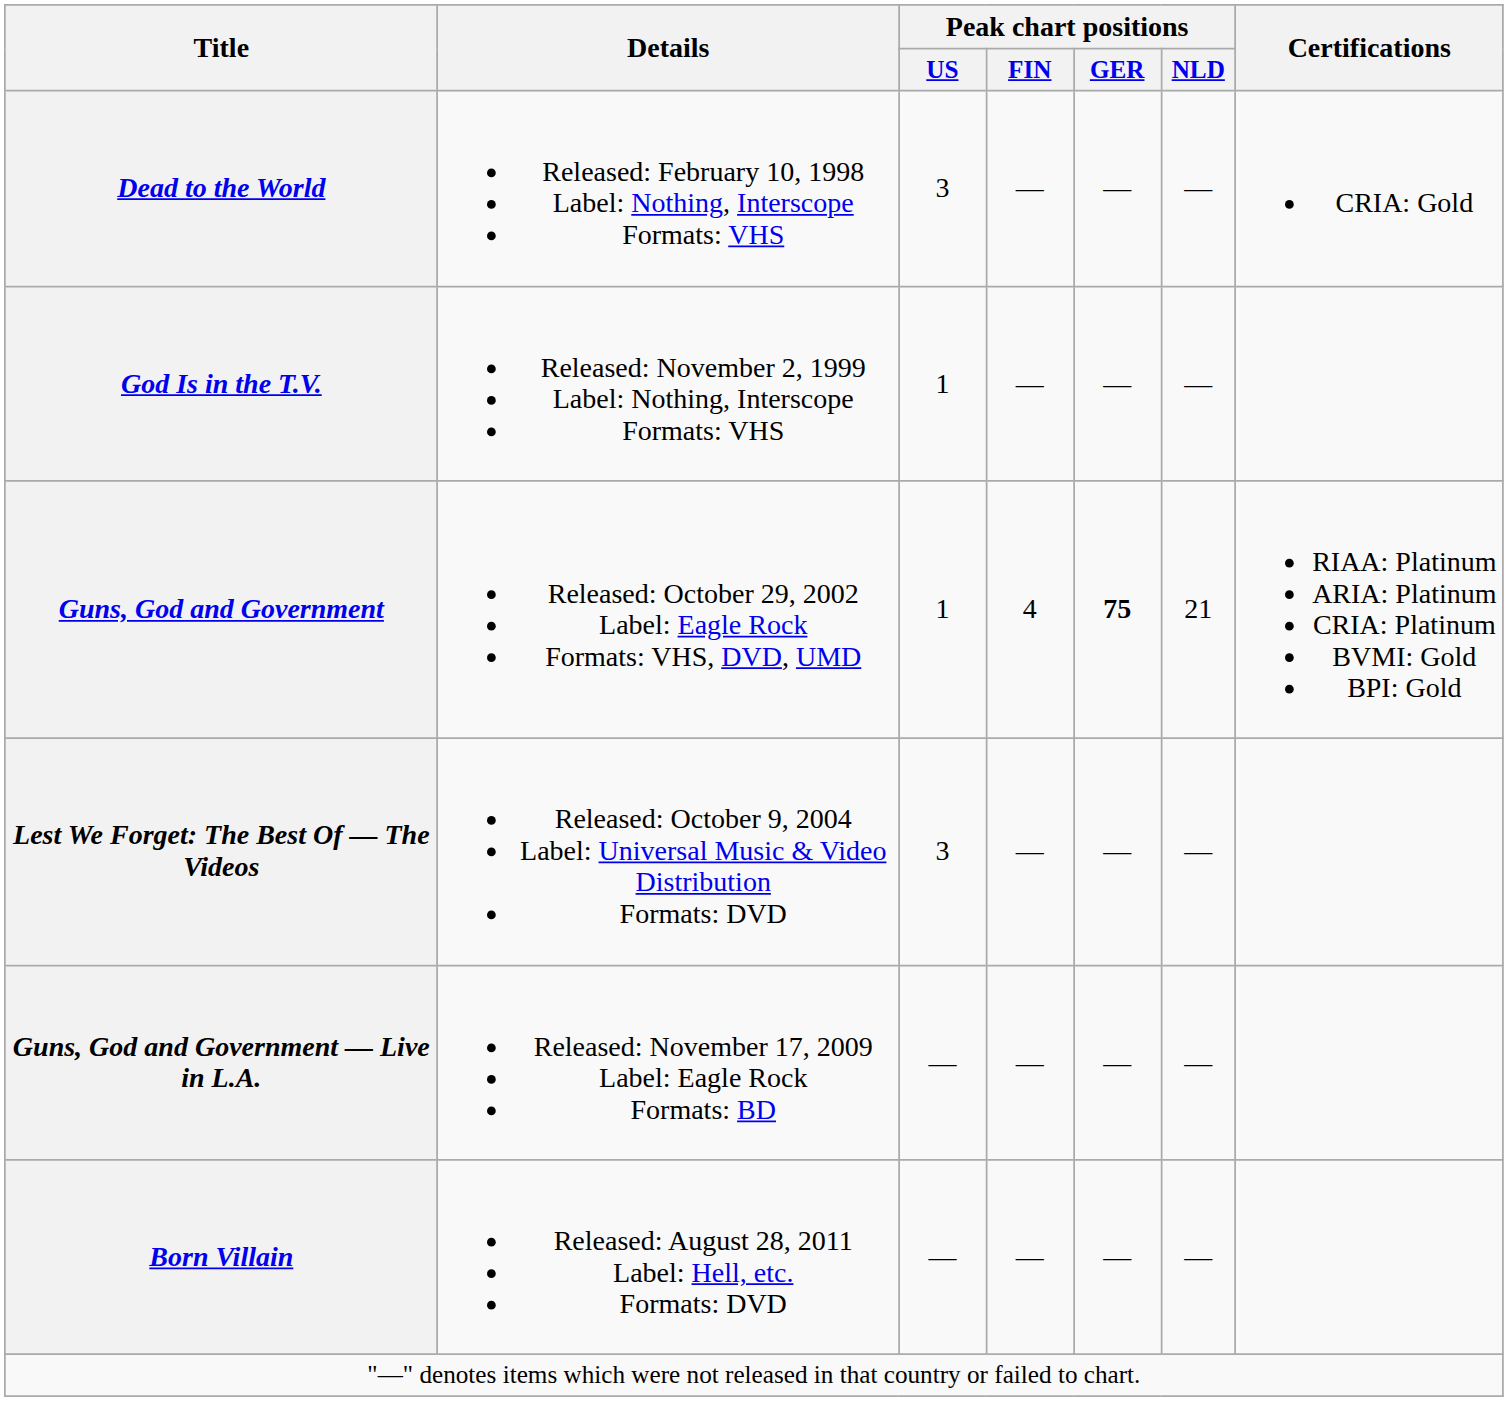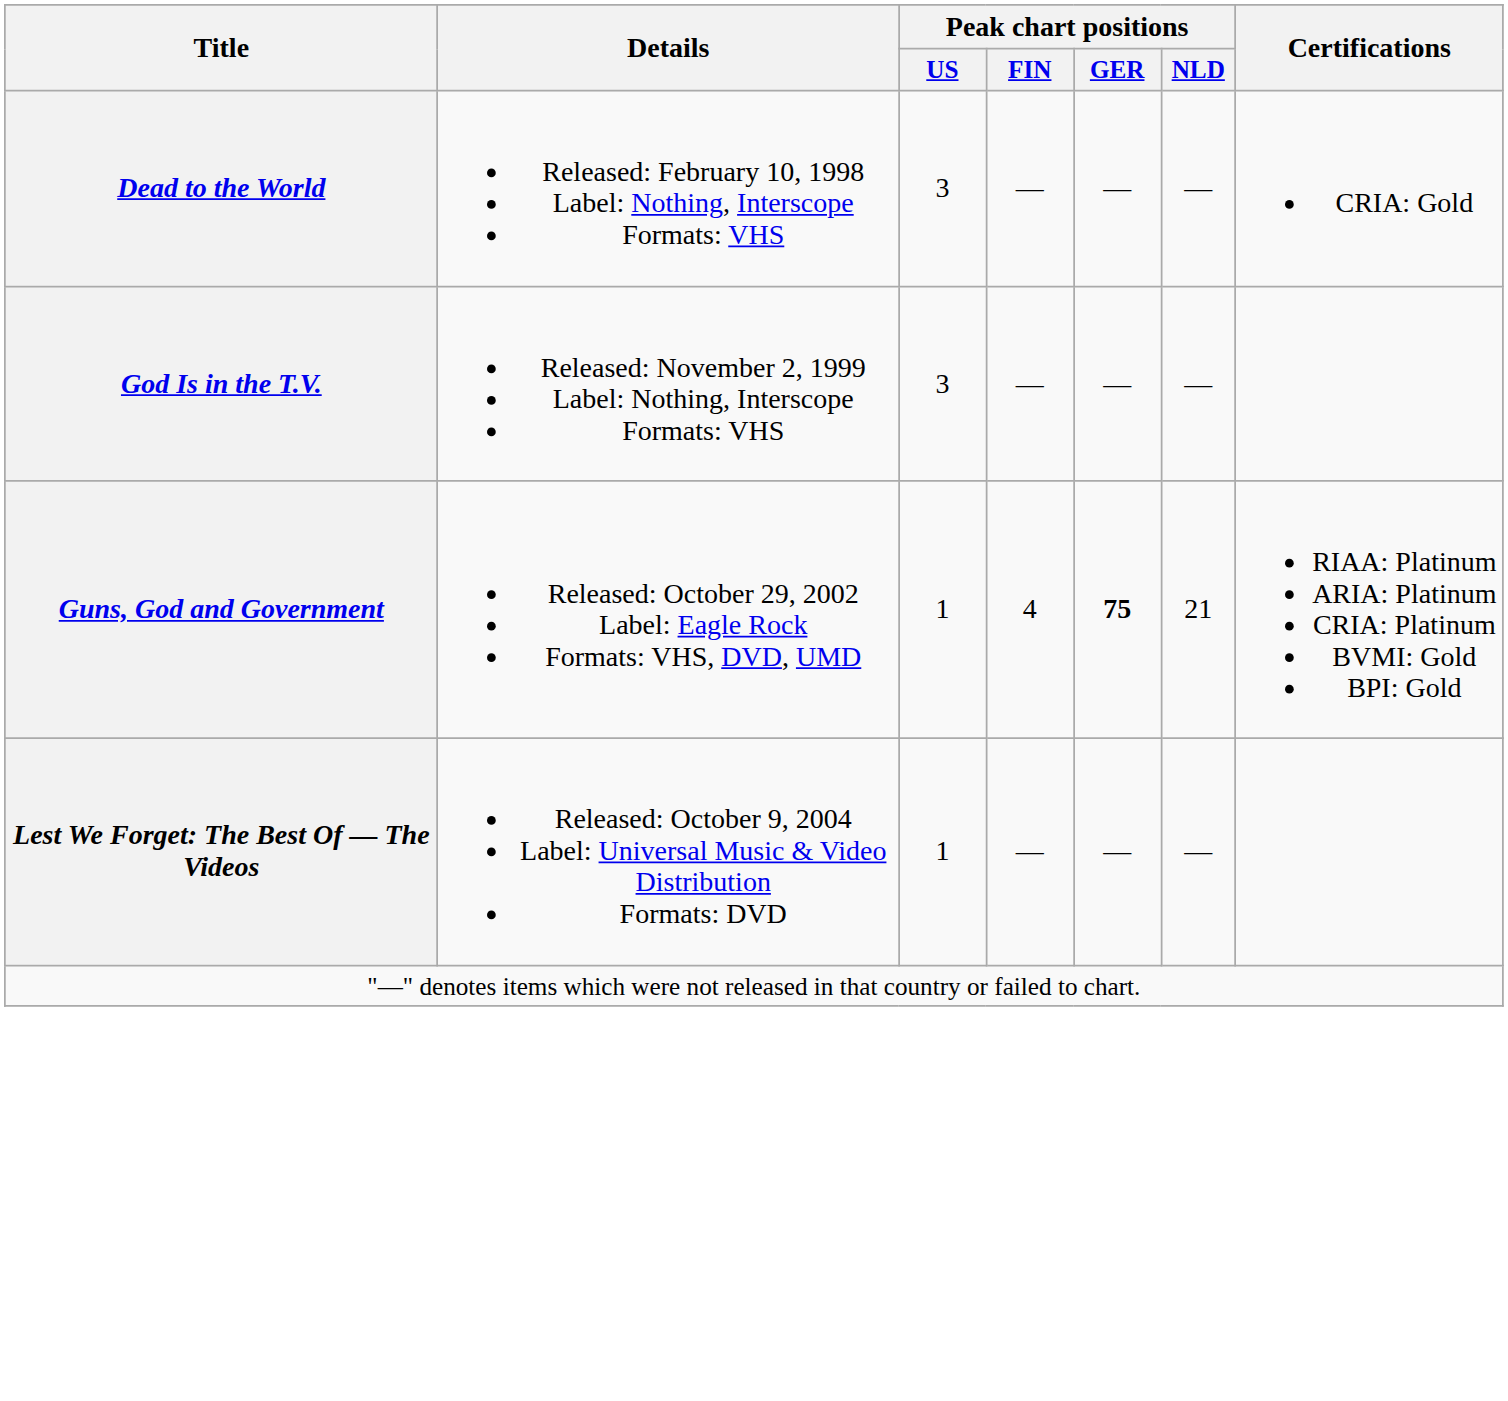(942, 382) 1 -> (942, 382) 3
(942, 851) 3 -> (942, 851) 1
- row: (221, 1062)
- row: (221, 1256)
